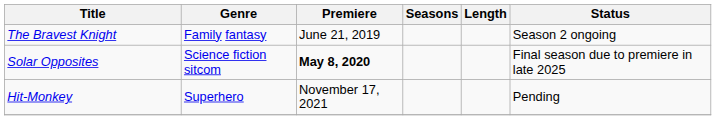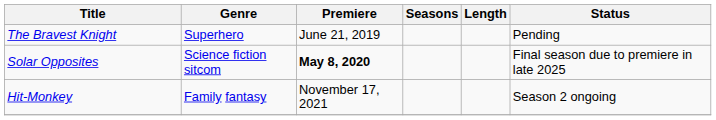(225, 34) Family fantasy -> (214, 34) Superhero
(564, 34) Season 2 ongoing -> (536, 34) Pending
(214, 97) Superhero -> (225, 97) Family fantasy
(536, 97) Pending -> (564, 97) Season 2 ongoing
